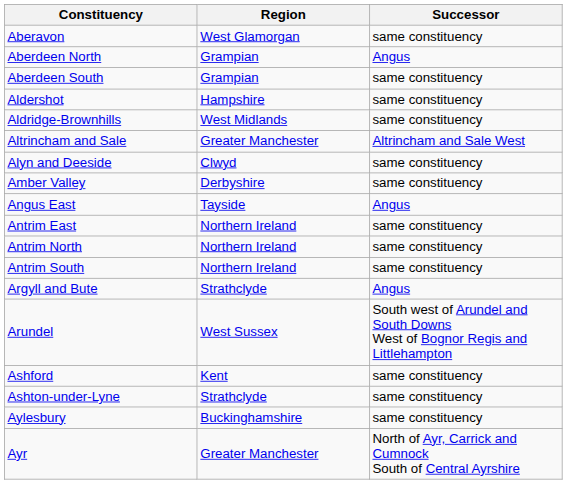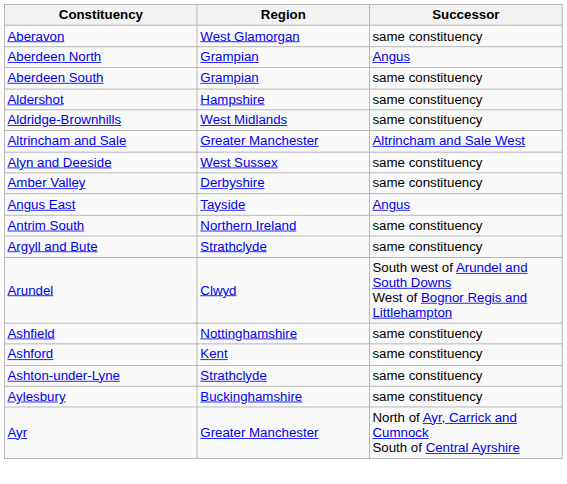(218, 162) Clwyd -> (239, 162) West Sussex
- row: (42, 225)
- row: (45, 246)
(391, 288) Angus -> (427, 246) same constituency
(239, 332) West Sussex -> (218, 290) Clwyd
+ row: (31, 333)
